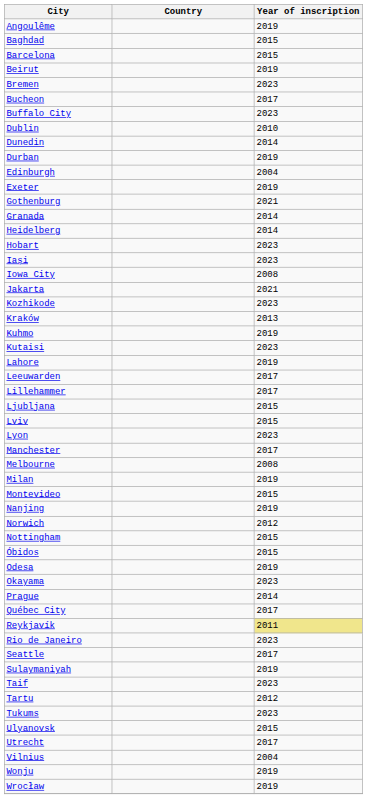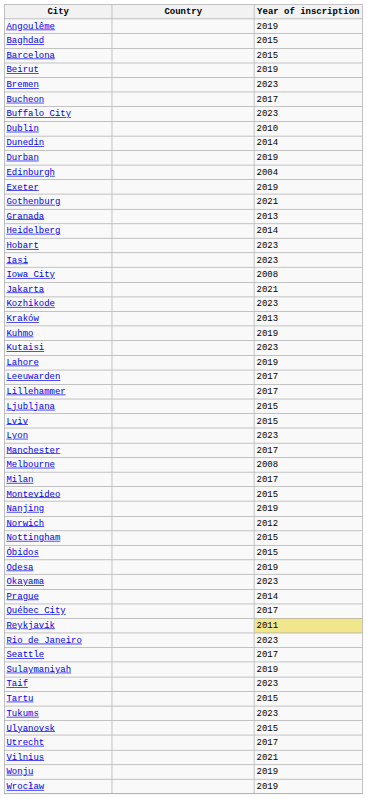(267, 216) 2014 -> (267, 216) 2013
(267, 479) 2019 -> (267, 479) 2017
(267, 699) 2012 -> (267, 699) 2015
(267, 757) 2004 -> (267, 757) 2021
